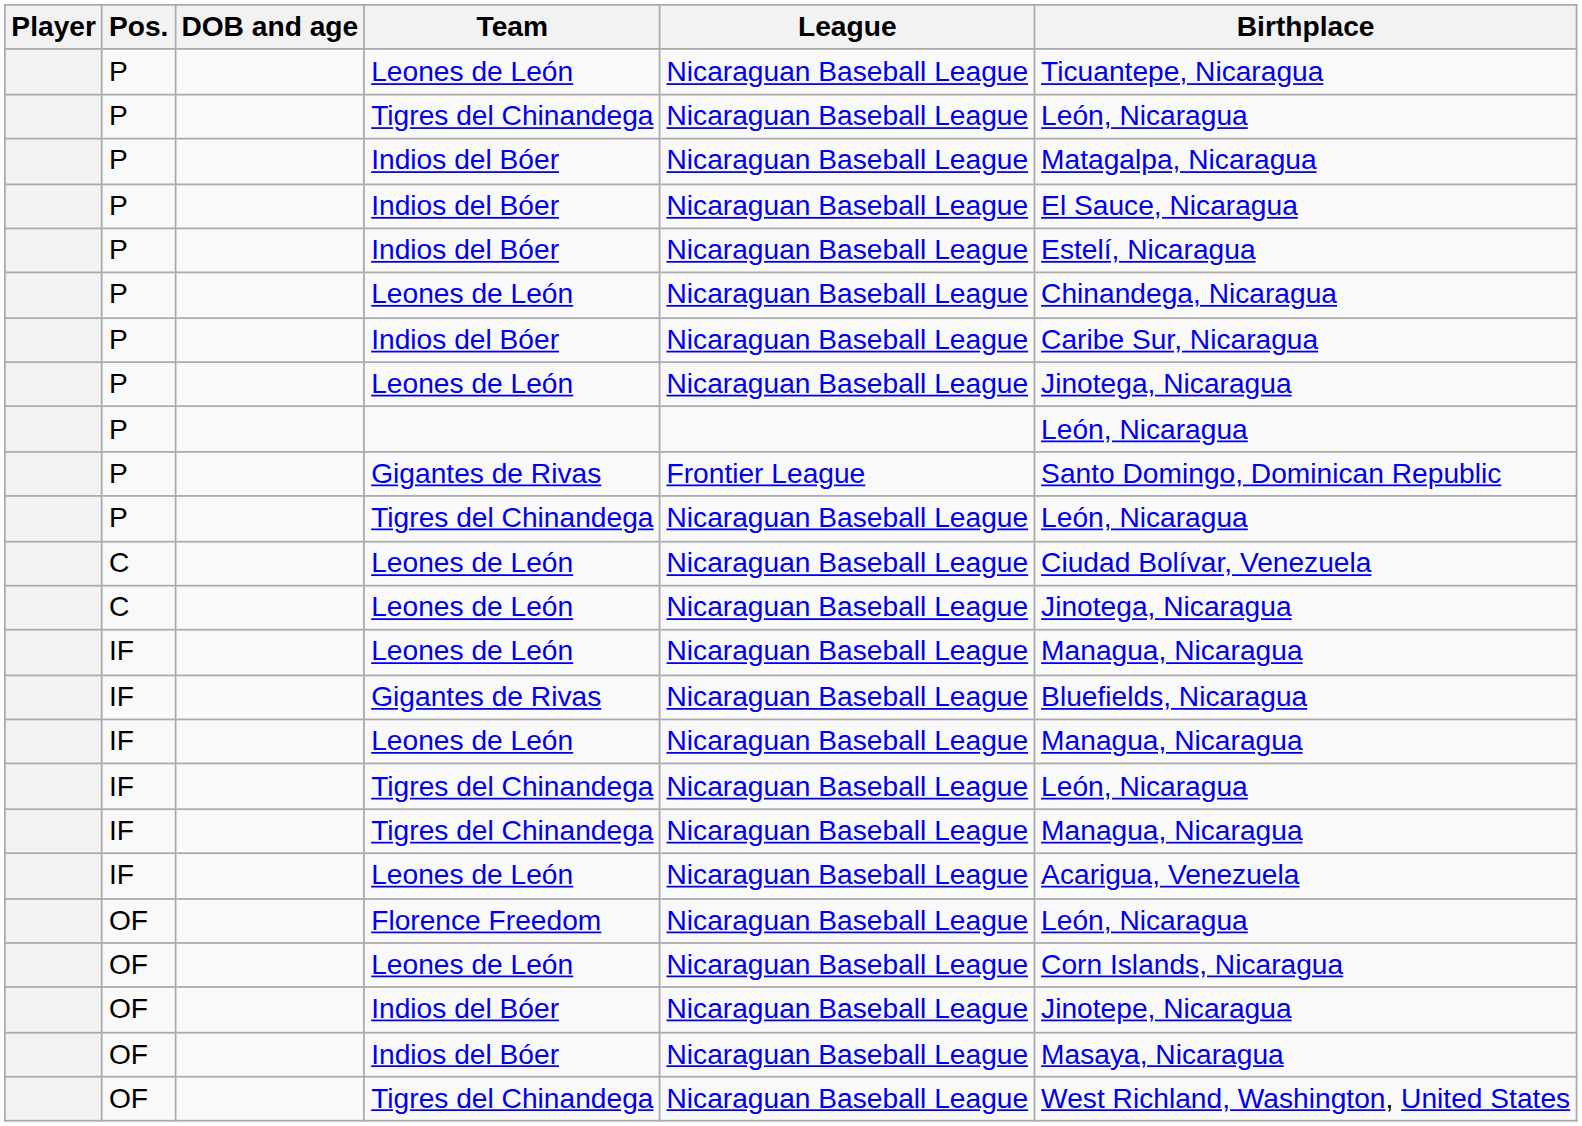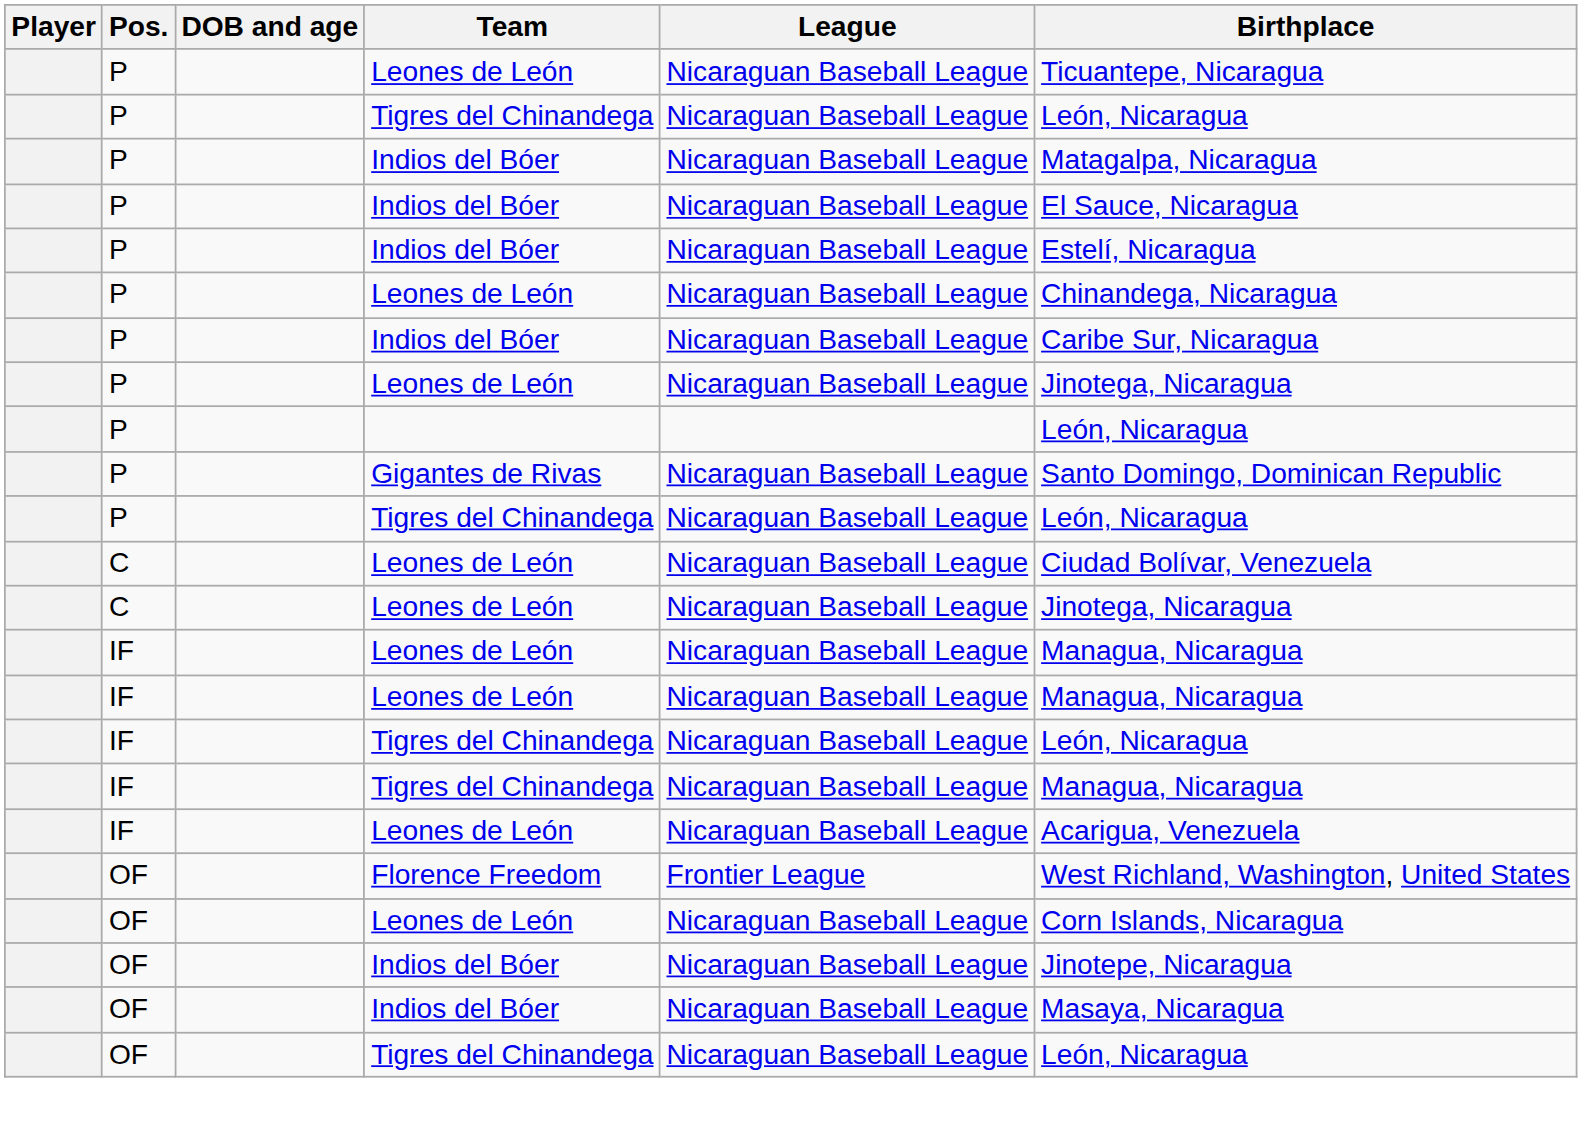(766, 473) Frontier League -> (847, 473) Nicaraguan Baseball League
- row: (121, 696)
(847, 920) Nicaraguan Baseball League -> (766, 875) Frontier League
(1144, 920) León, Nicaragua -> (1306, 875) West Richland, Washington, United States
(1306, 1098) West Richland, Washington, United States -> (1144, 1054) León, Nicaragua
